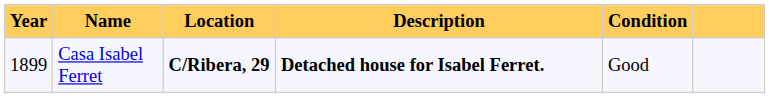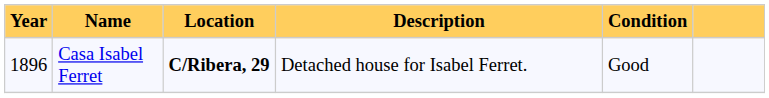(29, 64) 1899 -> (29, 64) 1896
(413, 64) bold -> (404, 64) normal
